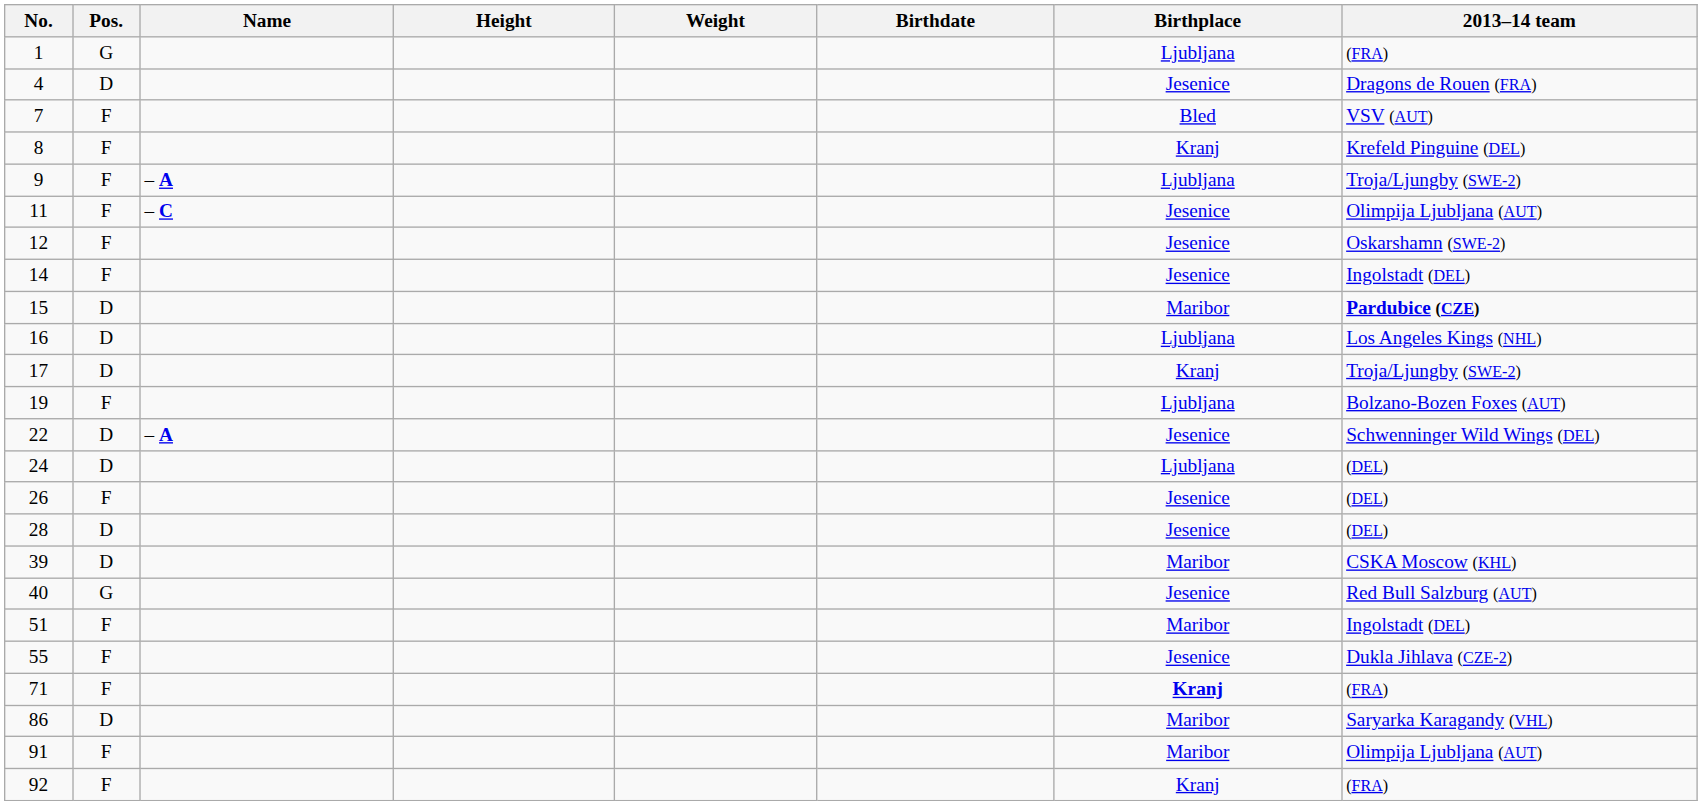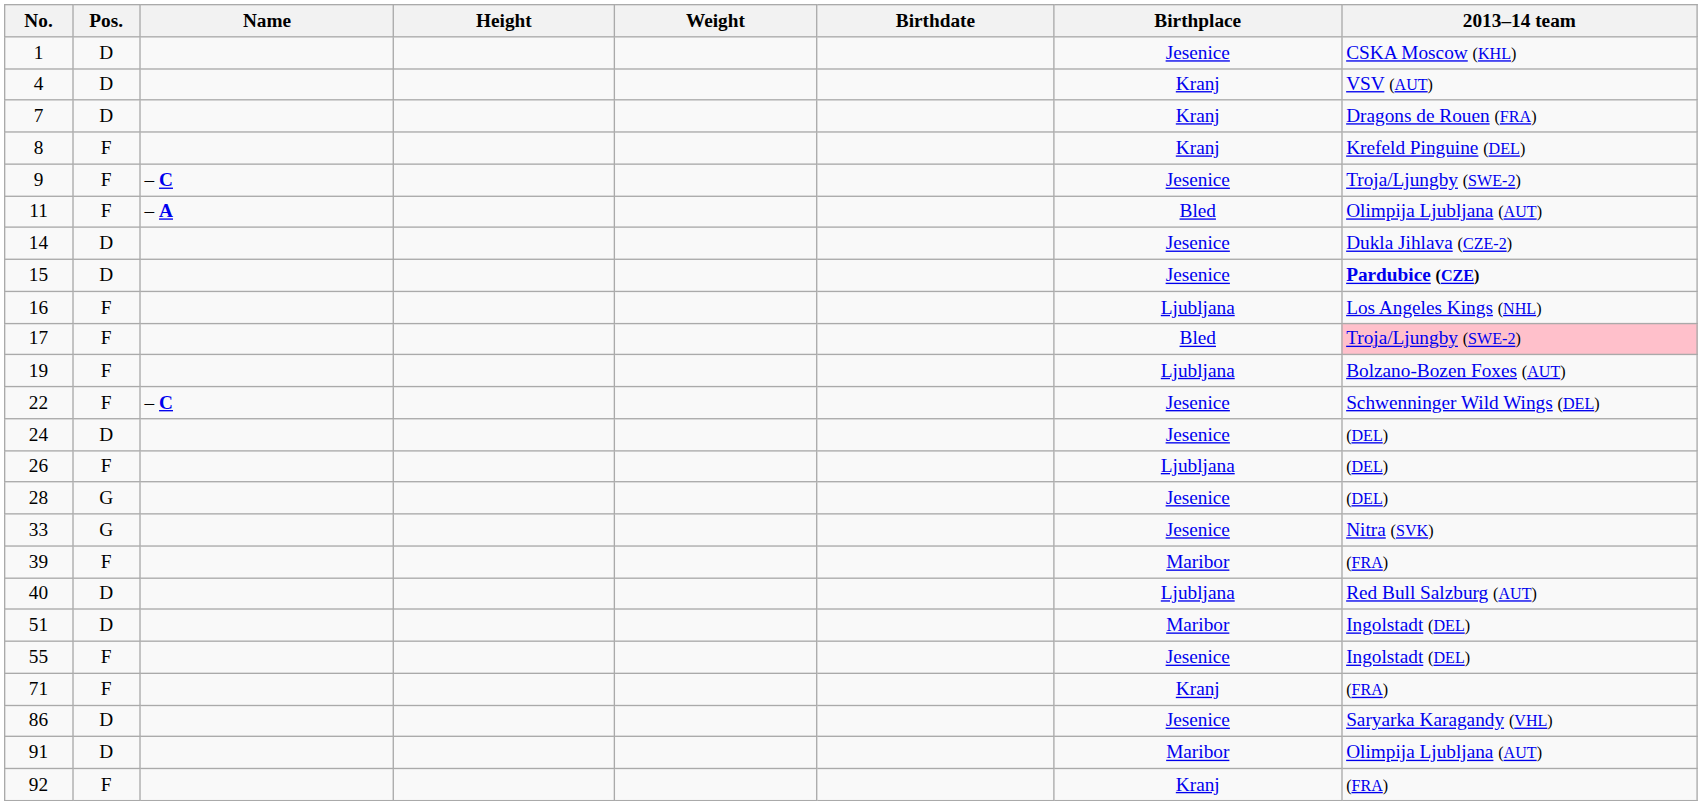(106, 52) G -> (106, 52) D
(1198, 52) Ljubljana -> (1198, 52) Jesenice
(1367, 53) (FRA) -> (1431, 52) CSKA Moscow (KHL)
(1198, 84) Jesenice -> (1198, 84) Kranj
(1441, 84) Dragons de Rouen (FRA) -> (1390, 84) VSV (AUT)
(106, 116) F -> (106, 116) D
(1198, 116) Bled -> (1198, 116) Kranj
(1390, 116) VSV (AUT) -> (1441, 116) Dragons de Rouen (FRA)
(159, 179) – A -> (159, 179) – C
(1198, 179) Ljubljana -> (1198, 179) Jesenice
(159, 211) – C -> (159, 211) – A
(1198, 211) Jesenice -> (1198, 211) Bled
- row: (39, 243)
(106, 275) F -> (106, 243) D
(1408, 275) Ingolstadt (DEL) -> (1429, 243) Dukla Jihlava (CZE-2)
(1198, 307) Maribor -> (1198, 275) Jesenice
(106, 339) D -> (106, 307) F
(106, 370) D -> (106, 339) F
(1198, 370) Kranj -> (1198, 339) Bled
(1433, 370) no background -> (1433, 339) pink background
(106, 434) D -> (106, 402) F
(159, 434) – A -> (159, 402) – C
(1198, 466) Ljubljana -> (1198, 434) Jesenice
(1198, 498) Jesenice -> (1198, 466) Ljubljana
(106, 530) D -> (106, 498) G
+ row: (39, 530)
(106, 561) D -> (106, 561) F
(1431, 561) CSKA Moscow (KHL) -> (1367, 563) (FRA)
(106, 593) G -> (106, 593) D
(1198, 593) Jesenice -> (1198, 593) Ljubljana
(106, 625) F -> (106, 625) D
(1429, 657) Dukla Jihlava (CZE-2) -> (1408, 657) Ingolstadt (DEL)
(1198, 689) bold -> (1198, 689) normal
(1198, 720) Maribor -> (1198, 720) Jesenice
(106, 752) F -> (106, 752) D
